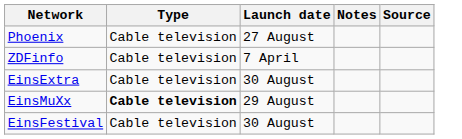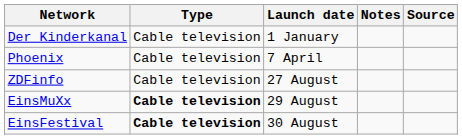+ row: (67, 37)
(279, 37) 27 August -> (295, 59) 7 April
(271, 59) 7 April -> (303, 80) 27 August
- row: (43, 80)
(173, 123) normal -> (197, 123) bold
